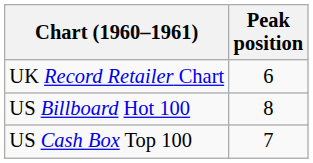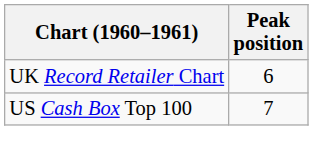- row: (100, 108)
